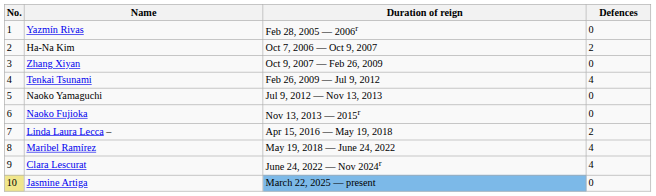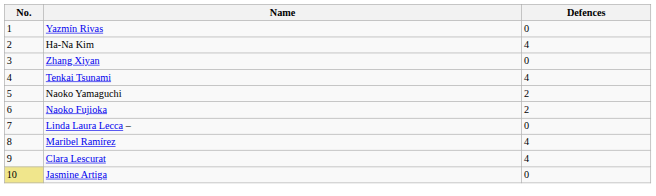- column: (425, 12)
(591, 47) 2 -> (527, 45) 4
(591, 96) 0 -> (527, 93) 2
(591, 114) 0 -> (527, 110) 2
(591, 131) 2 -> (527, 126) 0
